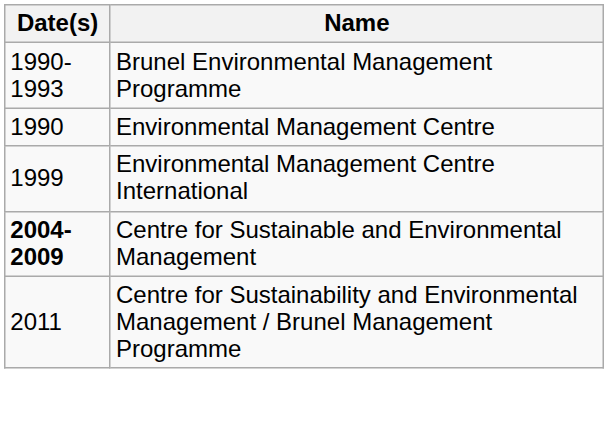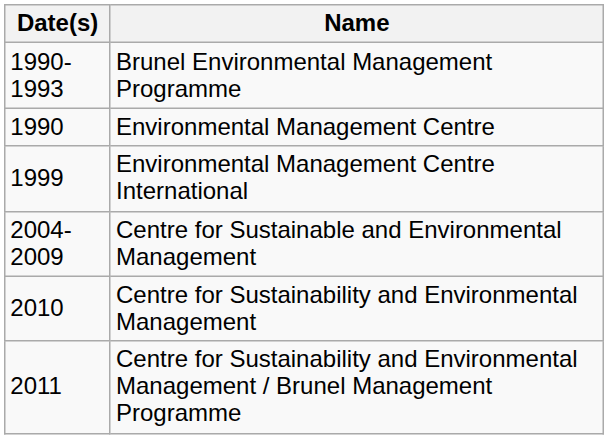(41, 243) bold -> (41, 243) normal
+ row: (347, 308)
